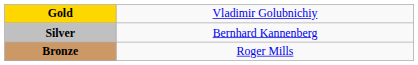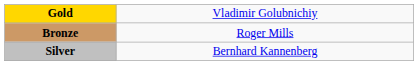rows swapped: (60, 32) <-> (60, 51)
